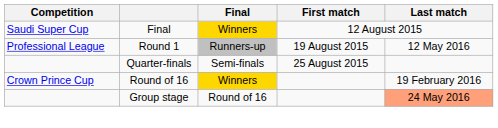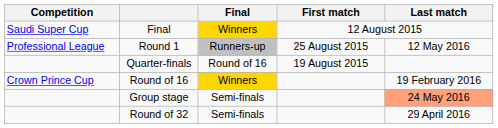(331, 47) 19 August 2015 -> (331, 47) 25 August 2015
(238, 64) Semi-finals -> (238, 64) Round of 16
(331, 64) 25 August 2015 -> (331, 64) 19 August 2015
(238, 98) Round of 16 -> (238, 98) Semi-finals
+ row: (159, 115)
